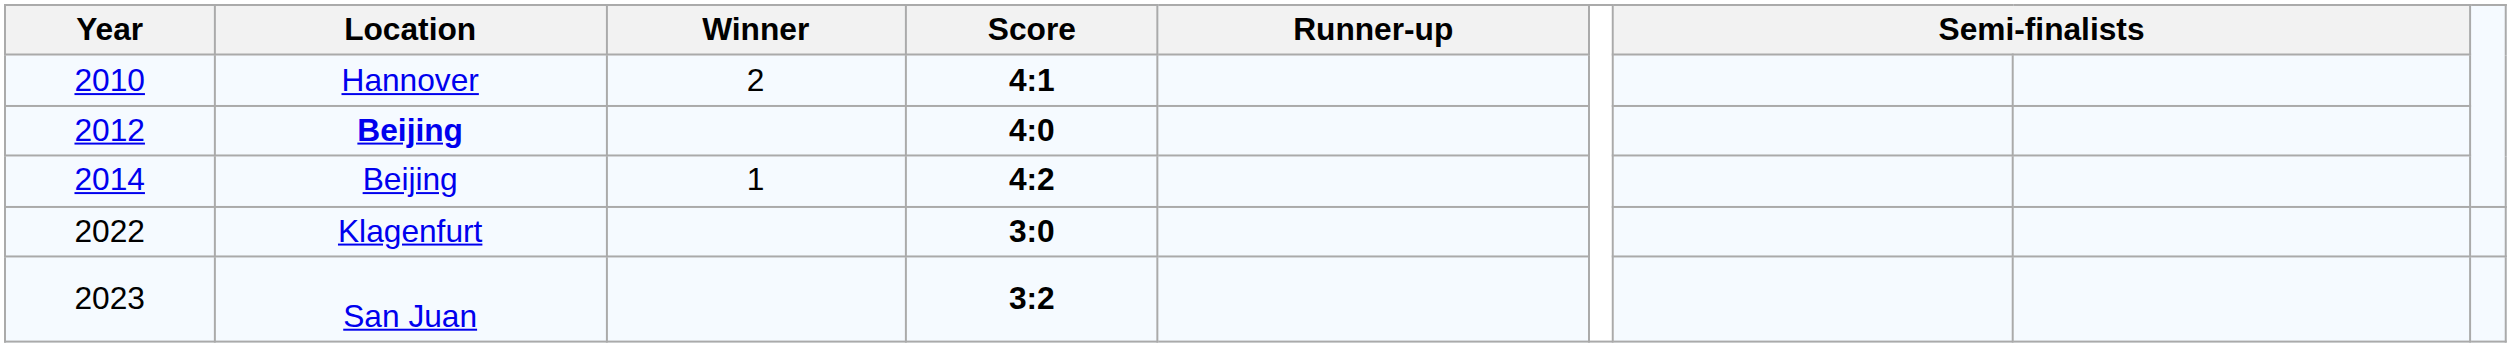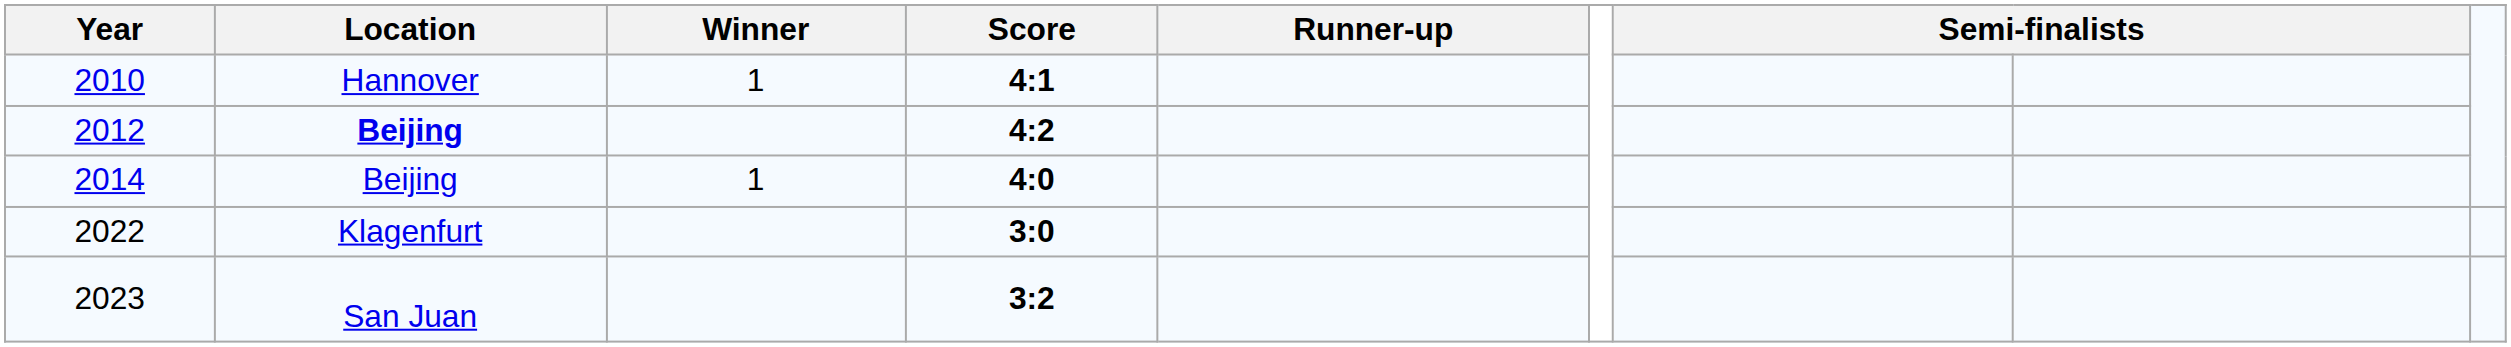(756, 79) 2 -> (756, 79) 1
(1032, 130) 4:0 -> (1032, 130) 4:2
(1032, 180) 4:2 -> (1032, 180) 4:0
